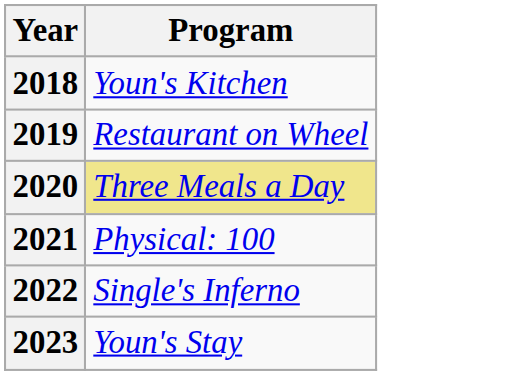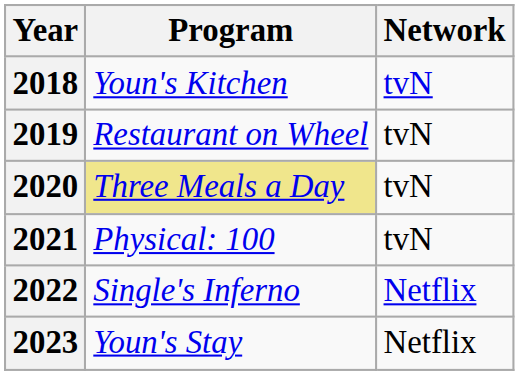+ column: (445, 30)
